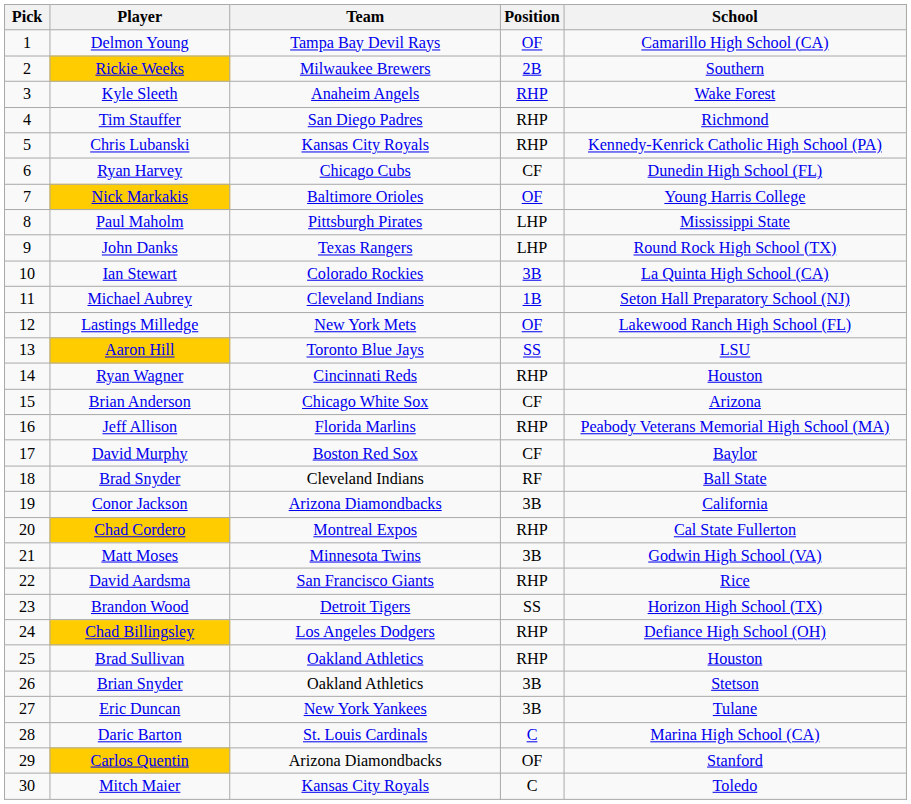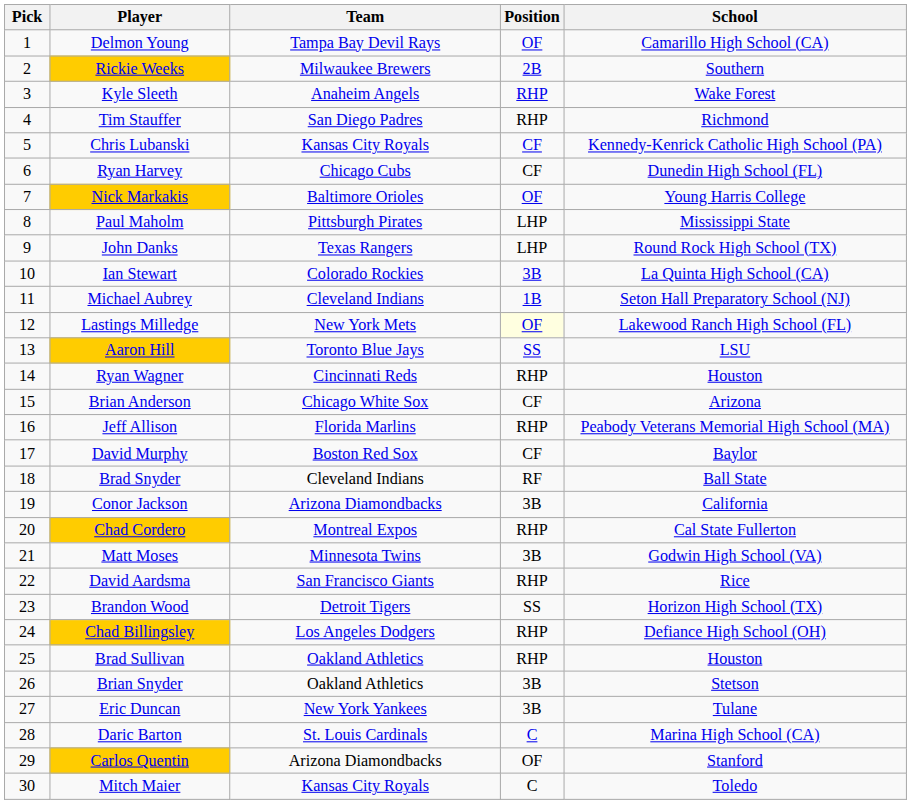(532, 145) RHP -> (532, 145) CF
(532, 324) no background -> (532, 324) lightyellow background
